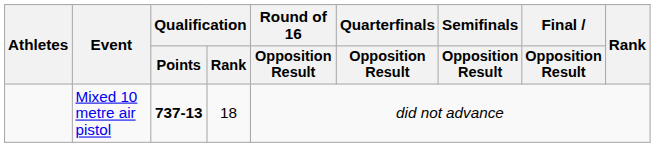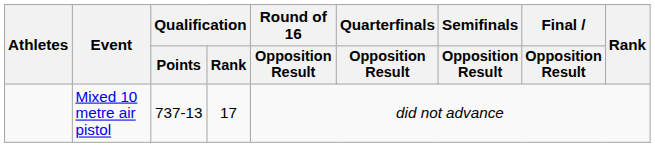(179, 114) bold -> (179, 114) normal
(229, 114) 18 -> (229, 114) 17
